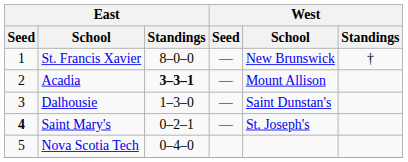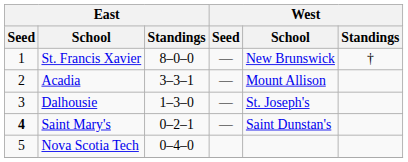(177, 80) bold -> (177, 80) normal
(289, 102) Saint Dunstan's -> (278, 102) St. Joseph's
(278, 124) St. Joseph's -> (289, 124) Saint Dunstan's
